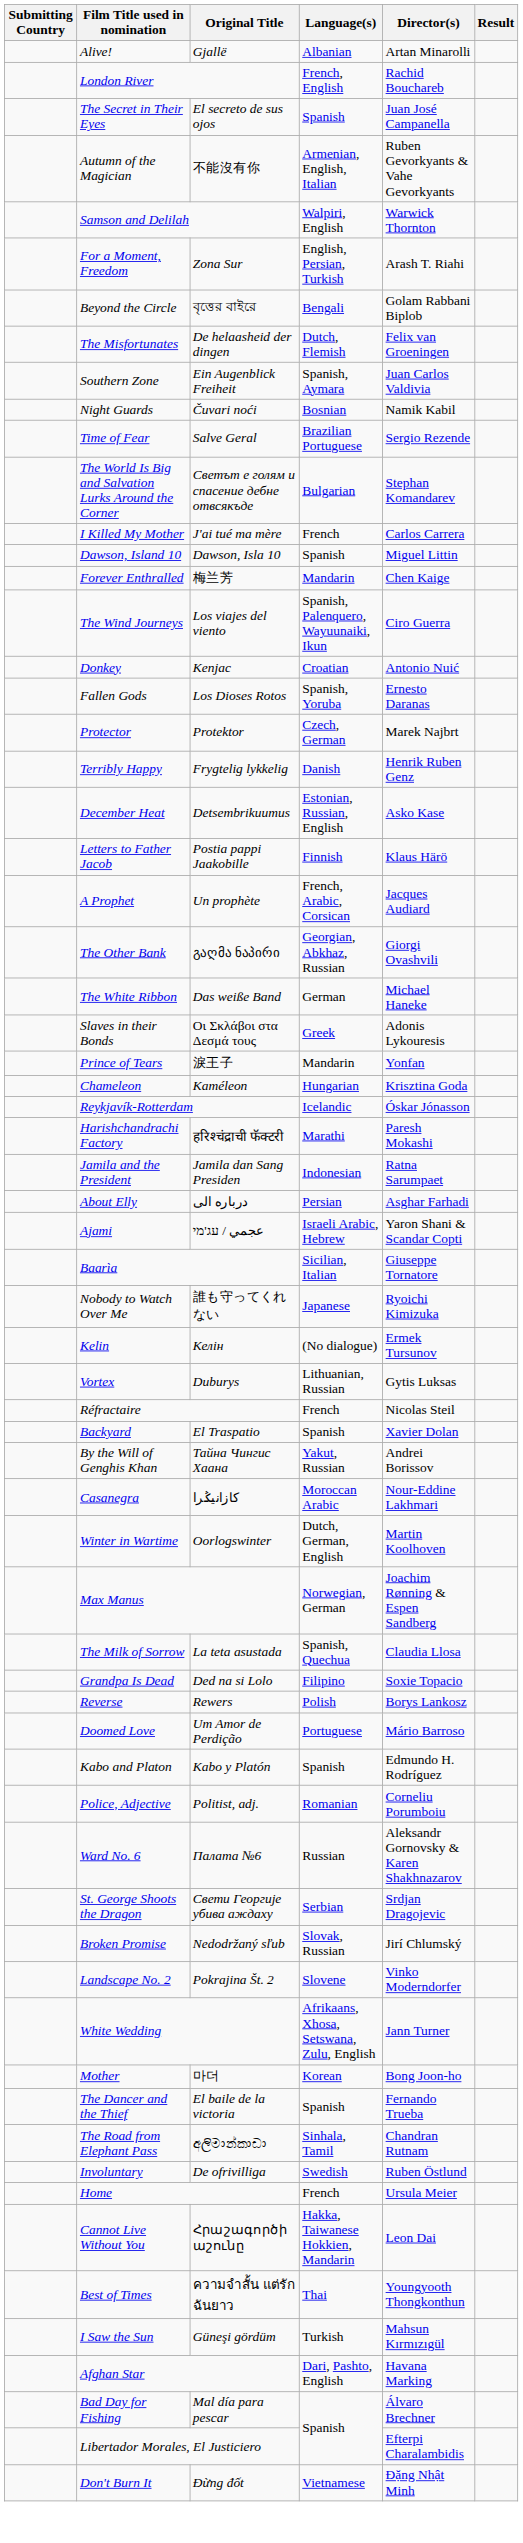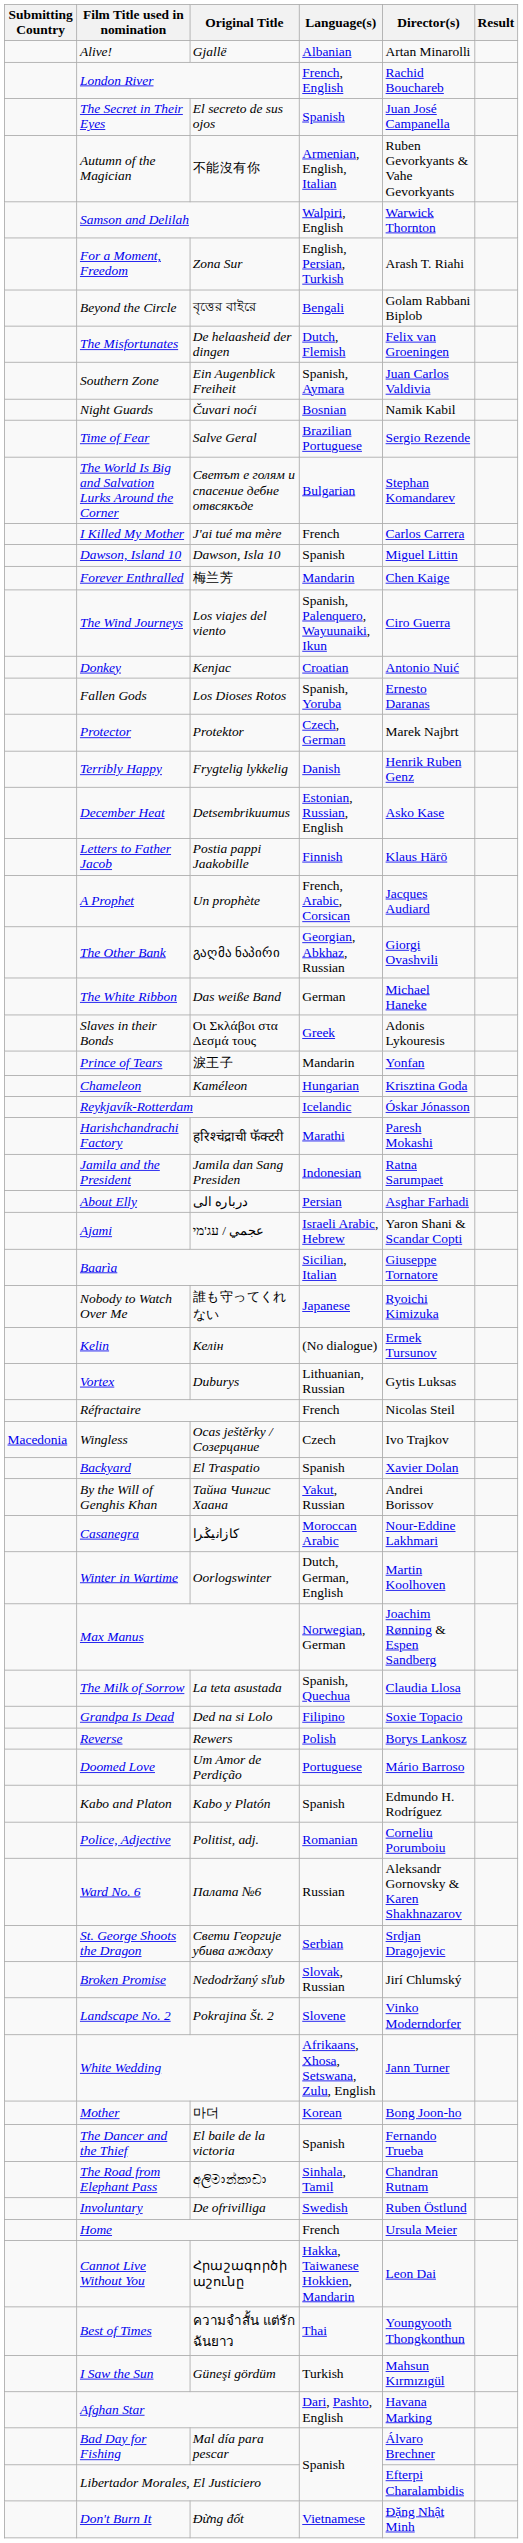+ row: (104, 1439)
